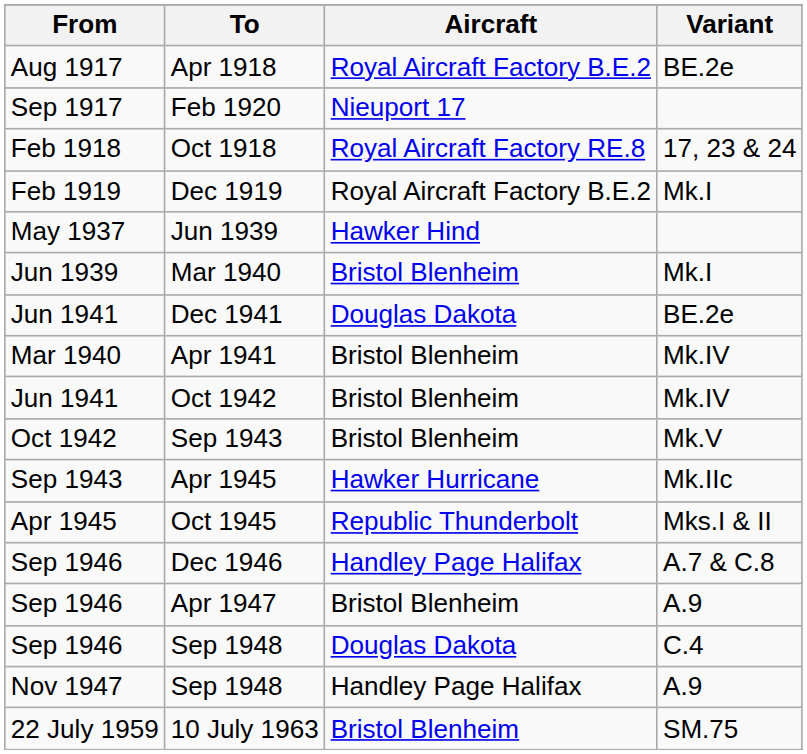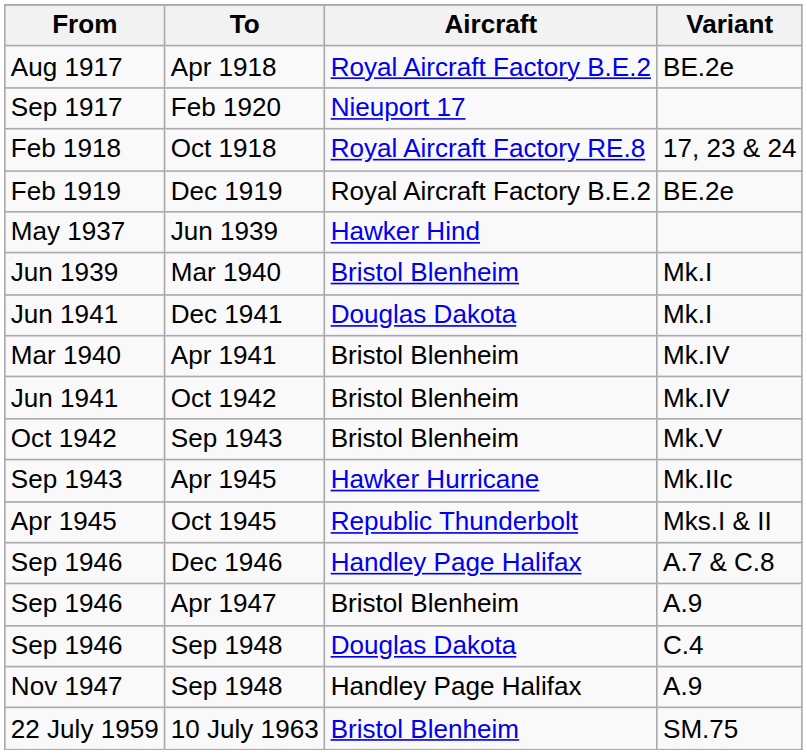(688, 190) Mk.I -> (699, 190) BE.2e
(699, 314) BE.2e -> (688, 314) Mk.I
